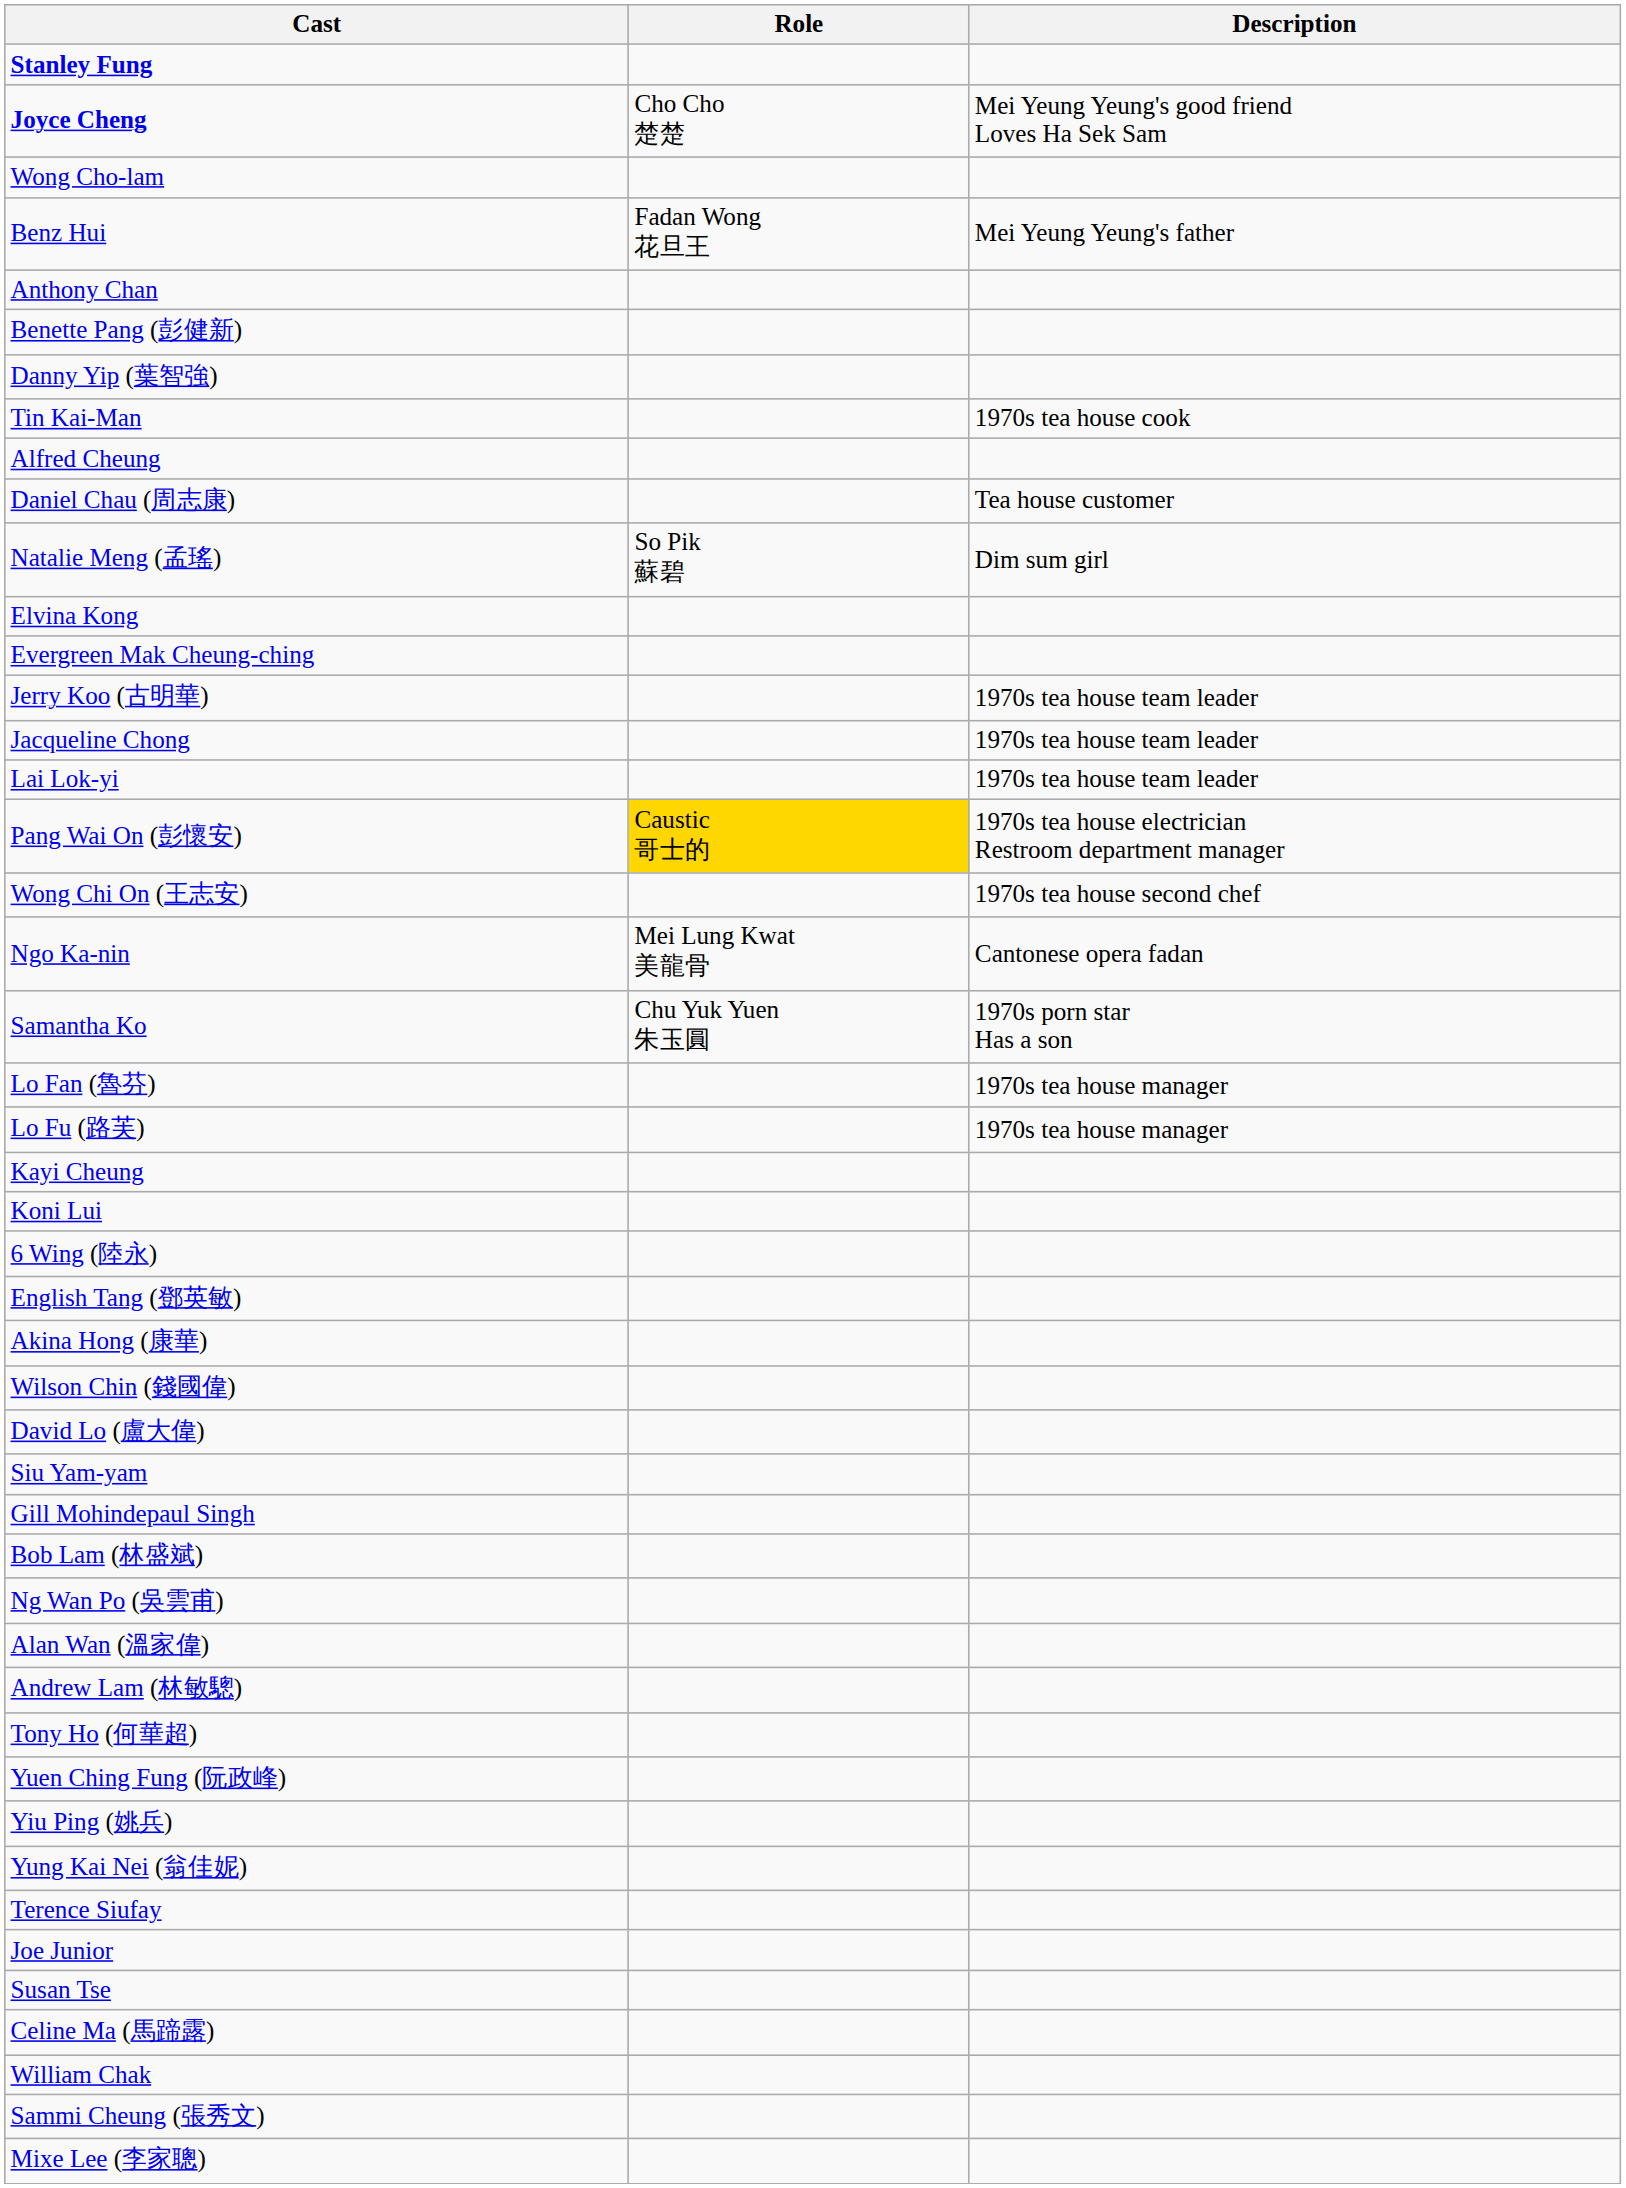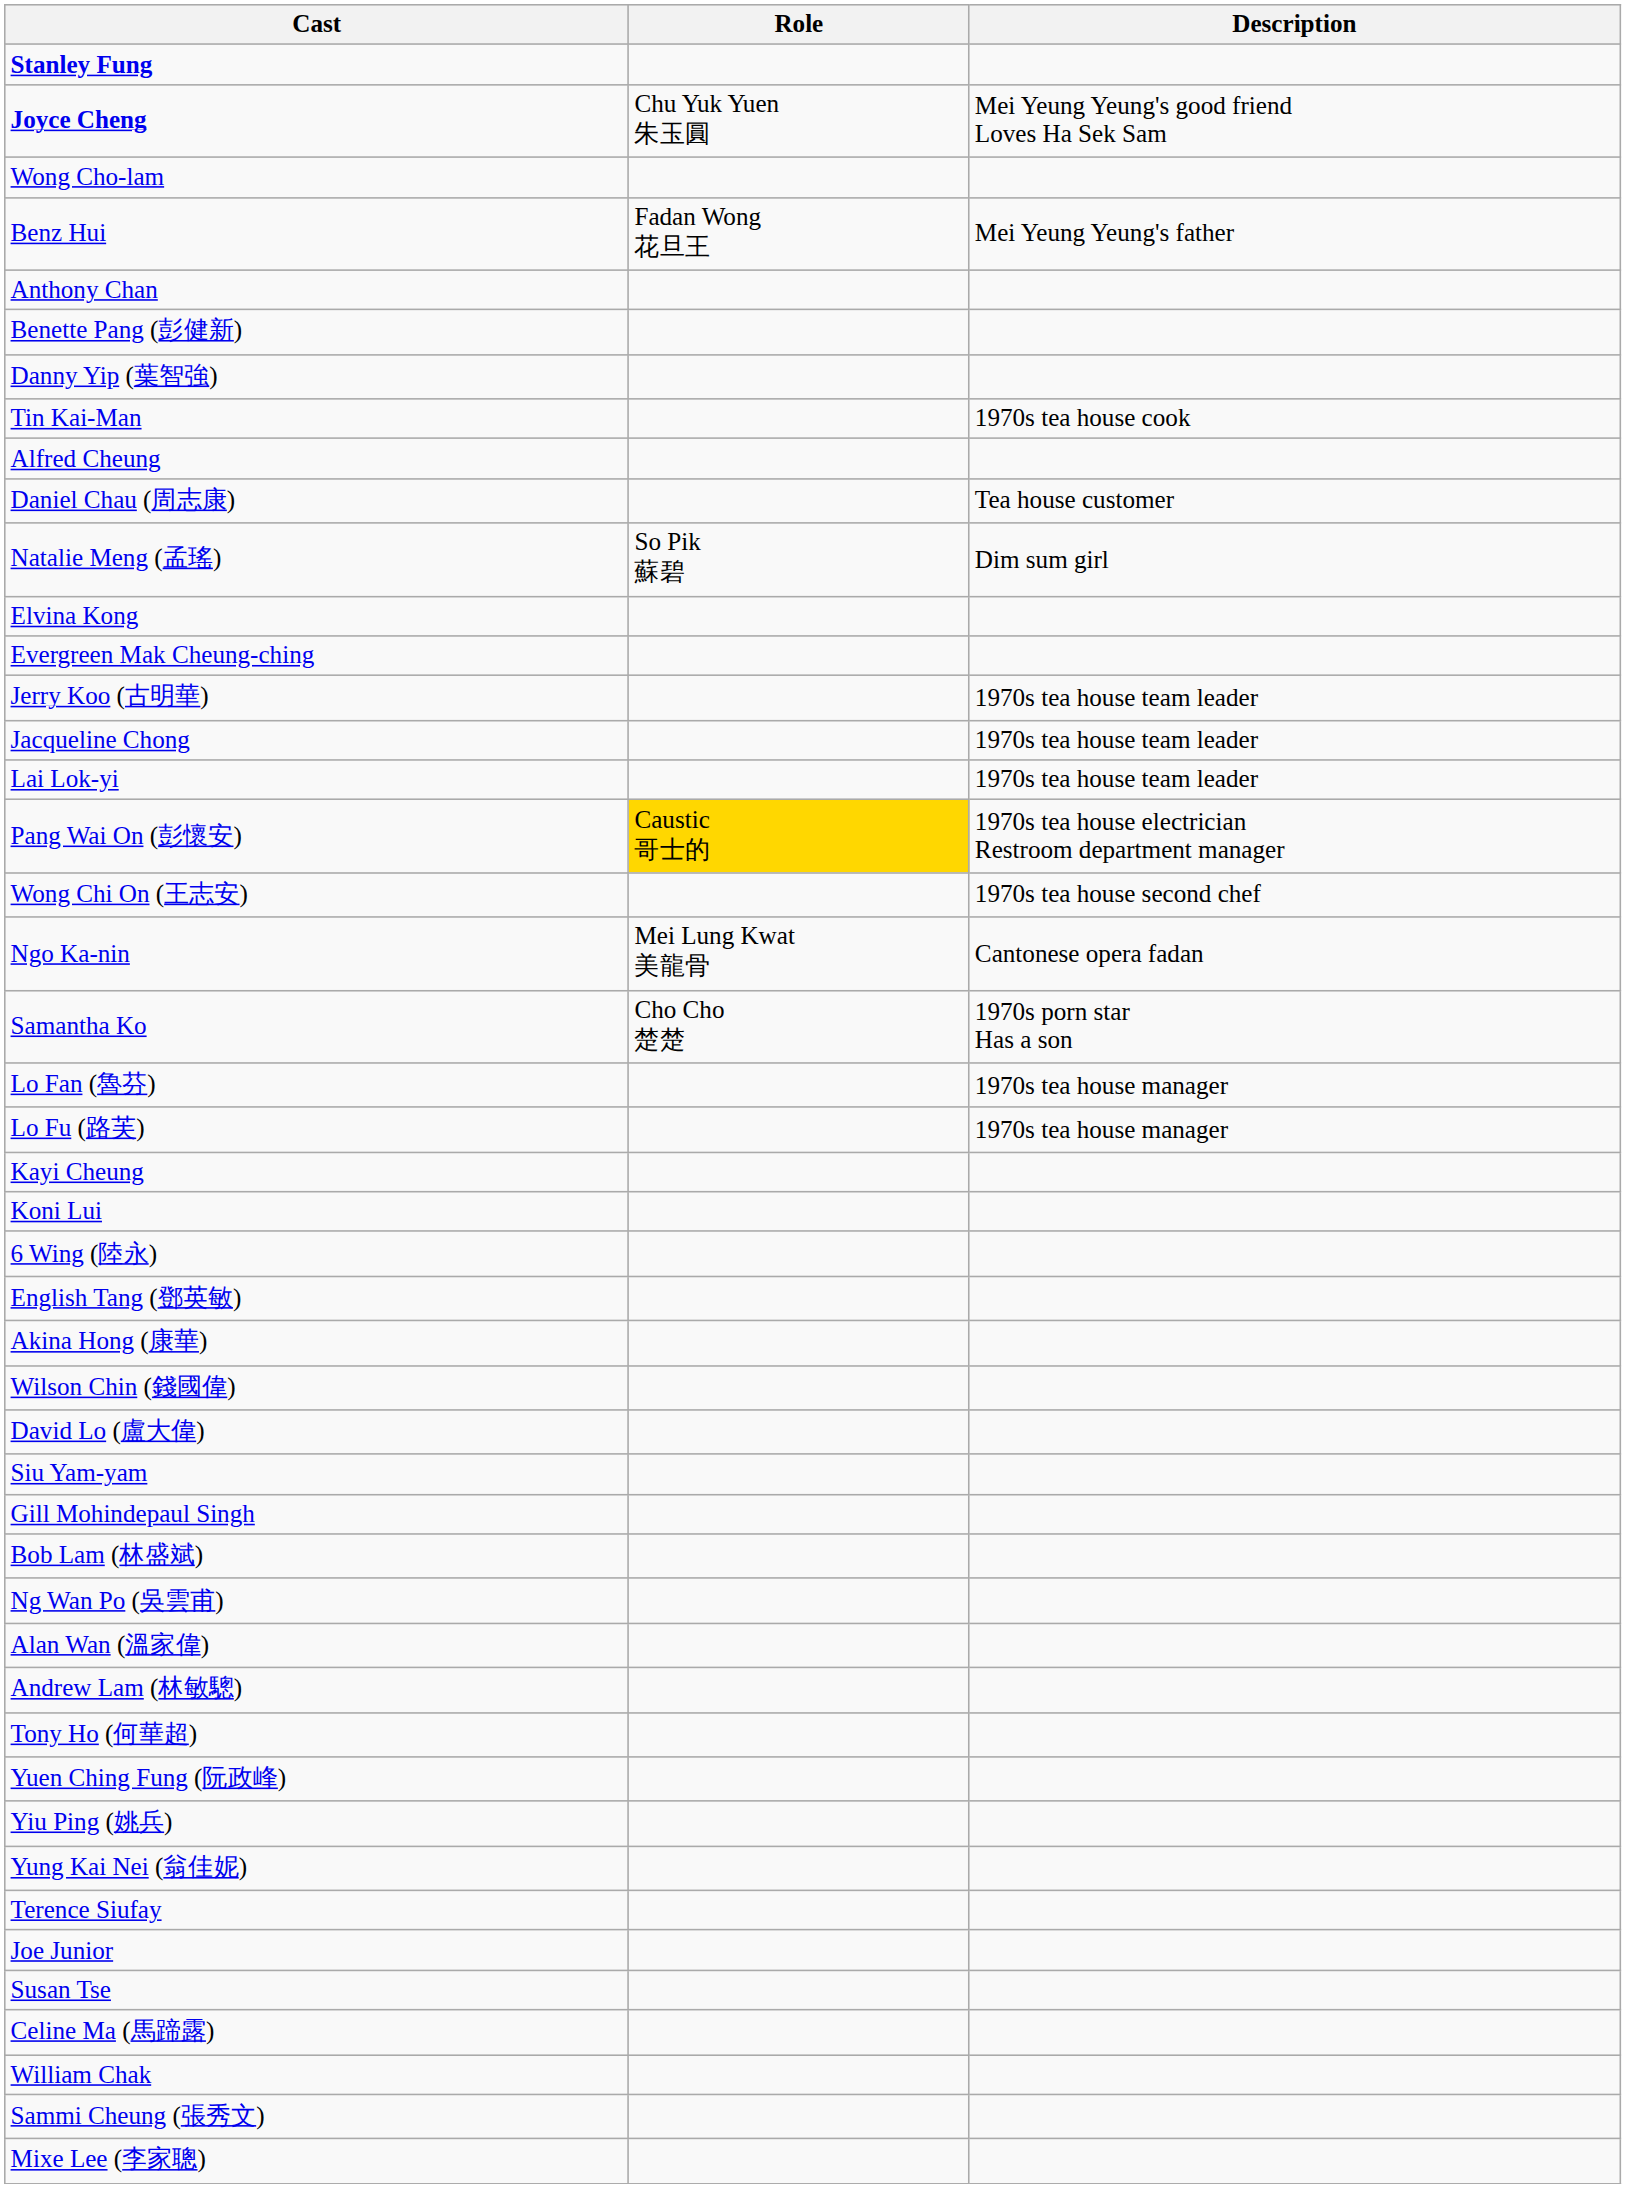(679, 119) Cho Cho 楚楚 -> (707, 119) Chu Yuk Yuen 朱玉圓
(707, 1024) Chu Yuk Yuen 朱玉圓 -> (679, 1024) Cho Cho 楚楚
